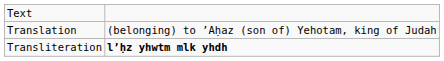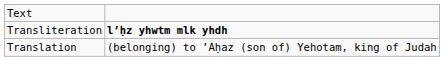rows swapped: (54, 47) <-> (42, 30)
